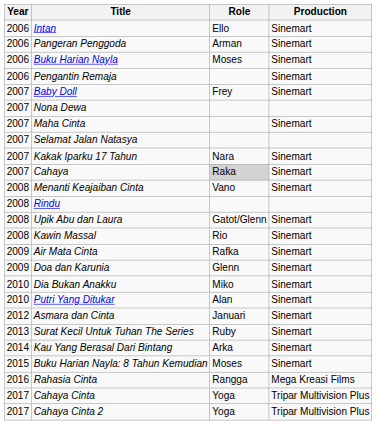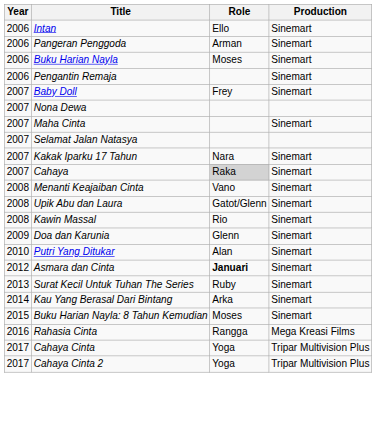- row: (47, 204)
- row: (66, 252)
- row: (75, 284)
(229, 316) normal -> (230, 268) bold
